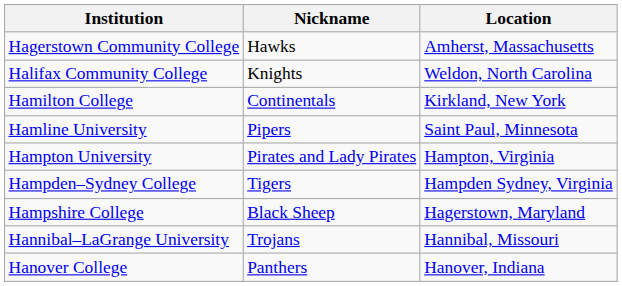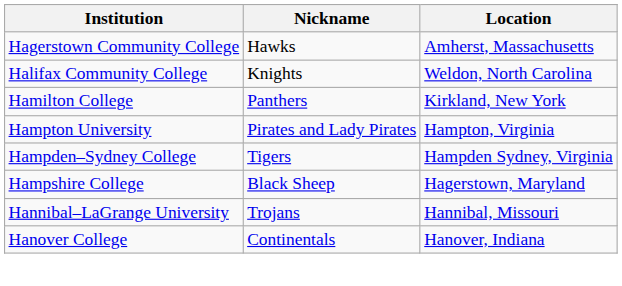(291, 101) Continentals -> (277, 101) Panthers
- row: (78, 128)
(277, 267) Panthers -> (291, 239) Continentals
